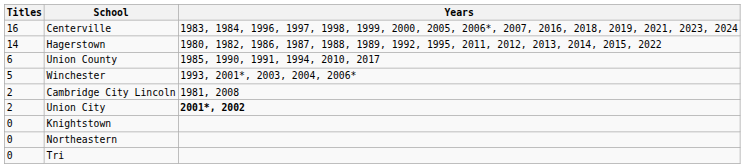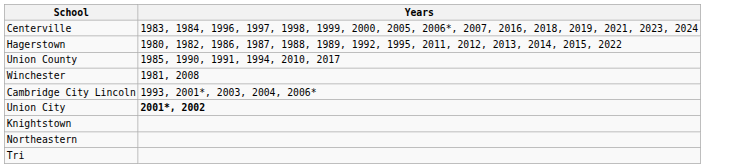- column: (24, 12)
(268, 76) 1993, 2001*, 2003, 2004, 2006* -> (170, 76) 1981, 2008
(210, 92) 1981, 2008 -> (229, 92) 1993, 2001*, 2003, 2004, 2006*
